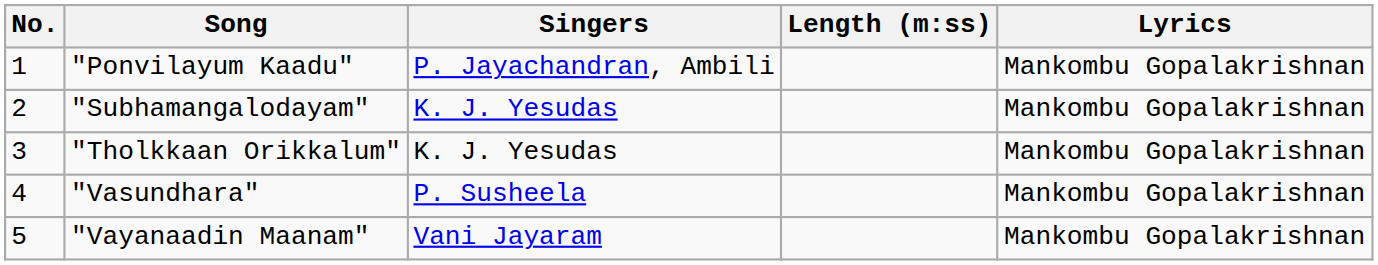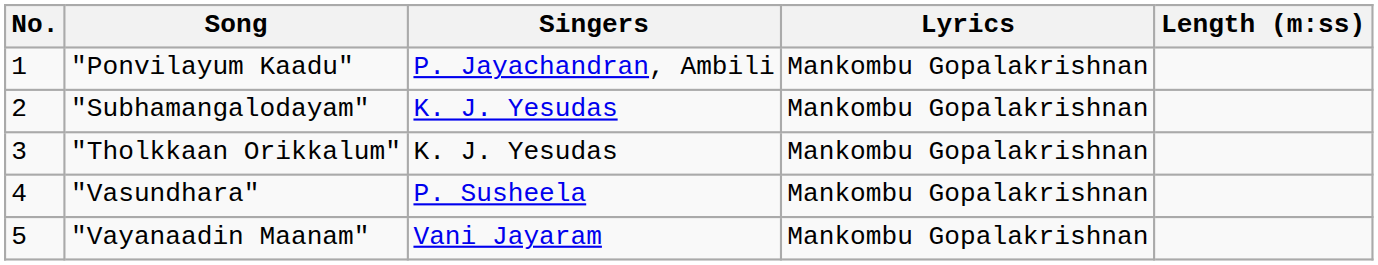columns swapped: (1185, 27) <-> (889, 27)
